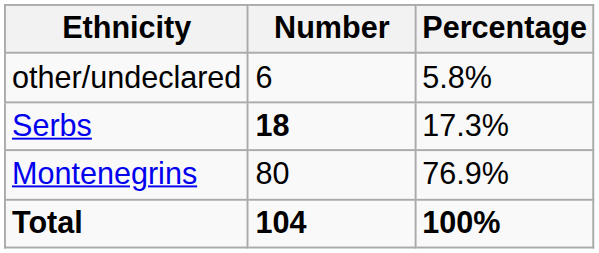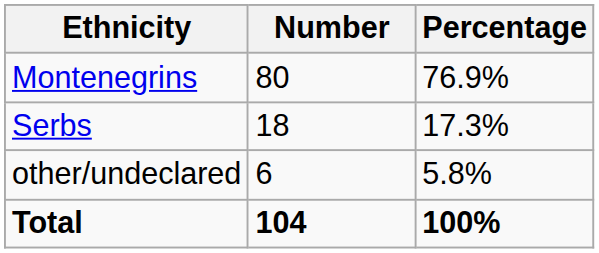rows swapped: (105, 174) <-> (127, 77)
(272, 125) bold -> (272, 125) normal
